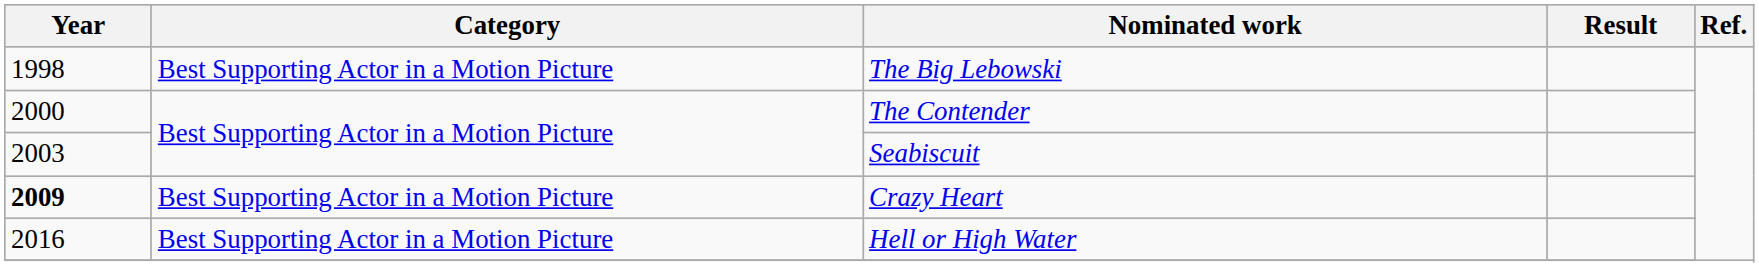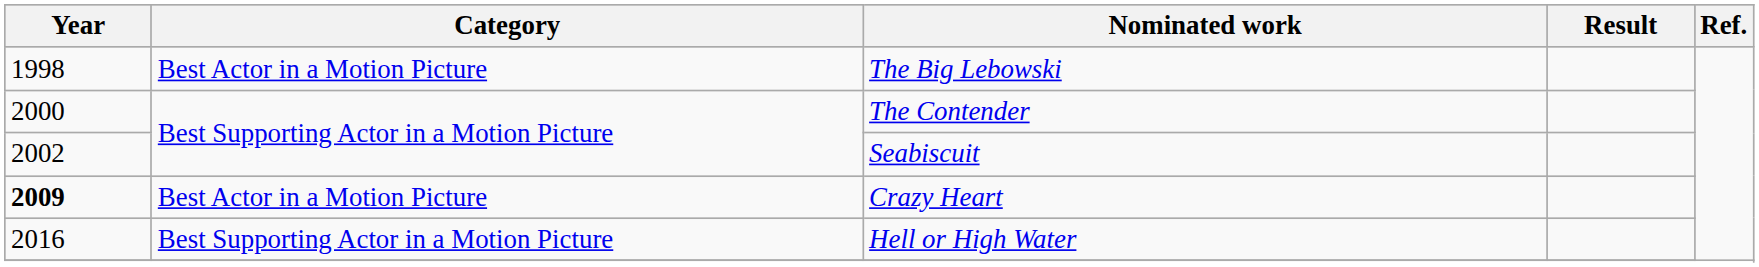(386, 68) Best Supporting Actor in a Motion Picture -> (322, 68) Best Actor in a Motion Picture
(38, 153) 2003 -> (38, 153) 2002
(386, 196) Best Supporting Actor in a Motion Picture -> (322, 196) Best Actor in a Motion Picture
